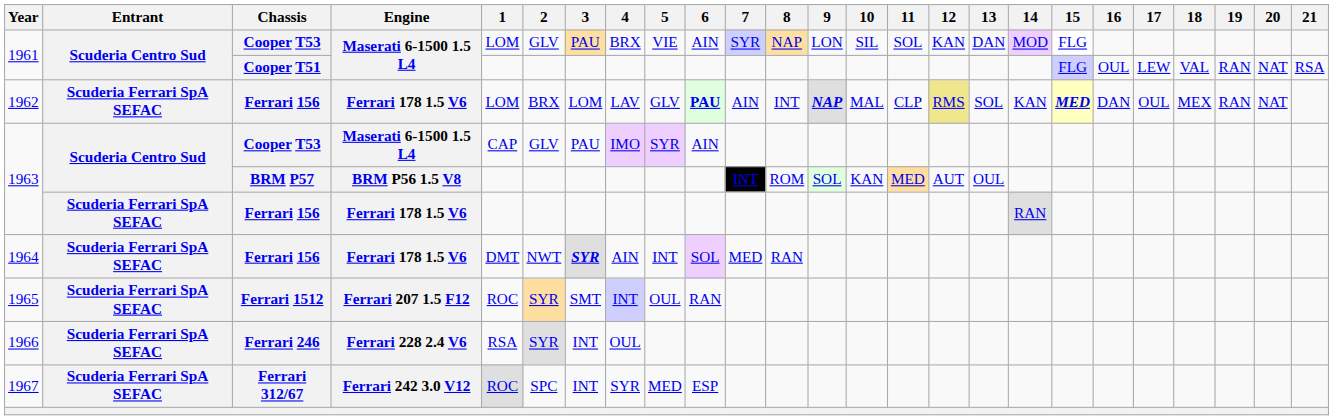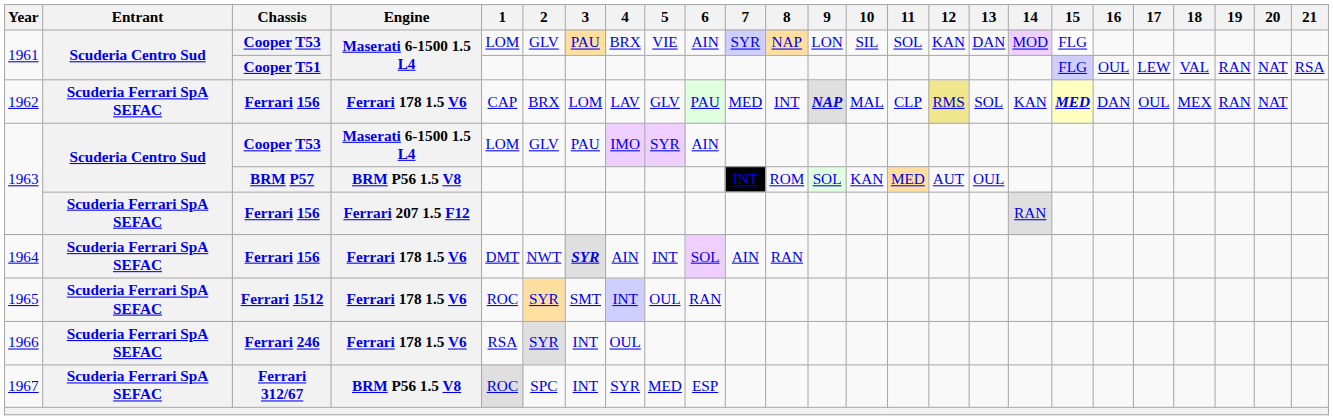(502, 102) LOM -> (502, 102) CAP
(705, 102) bold -> (705, 102) normal
(745, 102) AIN -> (745, 102) MED
(502, 145) CAP -> (502, 145) LOM
(407, 213) Ferrari 178 1.5 V6 -> (407, 213) Ferrari 207 1.5 F12
(745, 256) MED -> (745, 256) AIN
(407, 299) Ferrari 207 1.5 F12 -> (407, 299) Ferrari 178 1.5 V6
(407, 343) Ferrari 228 2.4 V6 -> (407, 343) Ferrari 178 1.5 V6
(407, 386) Ferrari 242 3.0 V12 -> (407, 386) BRM P56 1.5 V8
